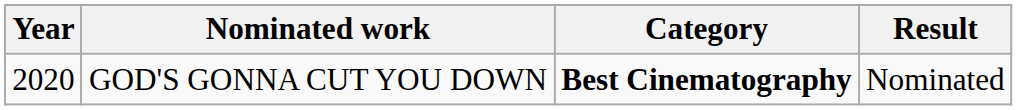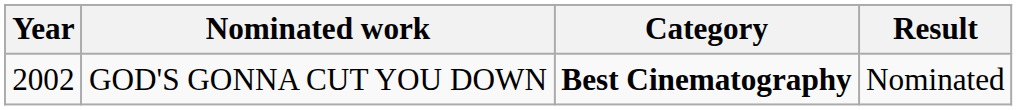(43, 78) 2020 -> (43, 78) 2002
